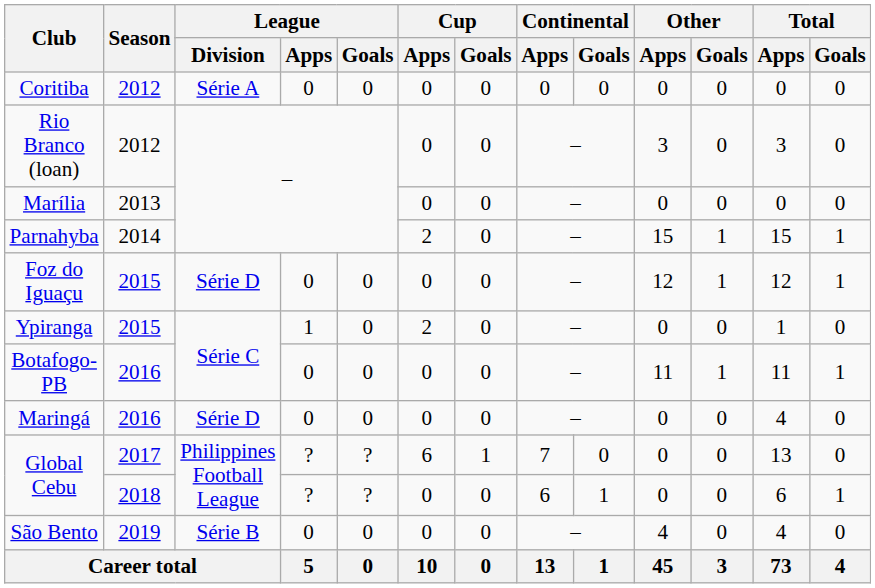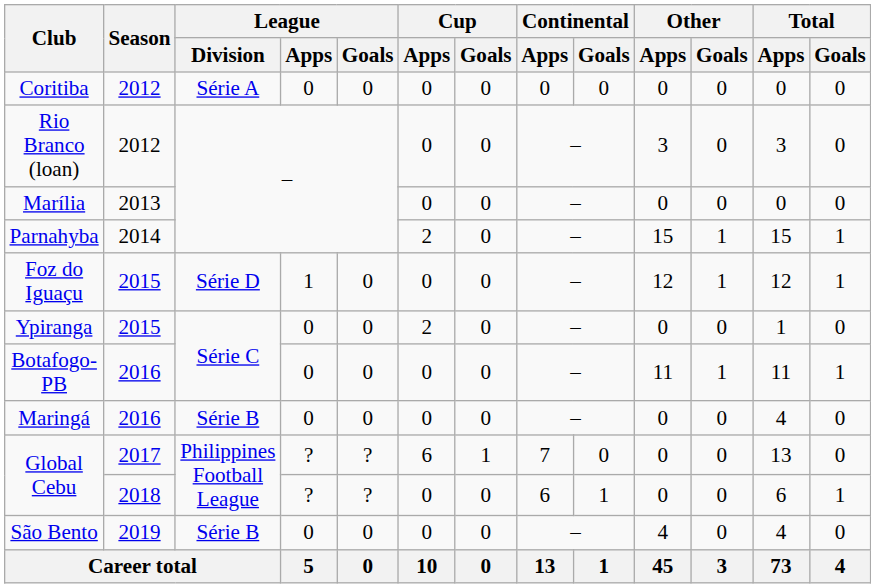(309, 281) 0 -> (309, 281) 1
(309, 326) 1 -> (309, 326) 0
(228, 417) Série D -> (228, 417) Série B
